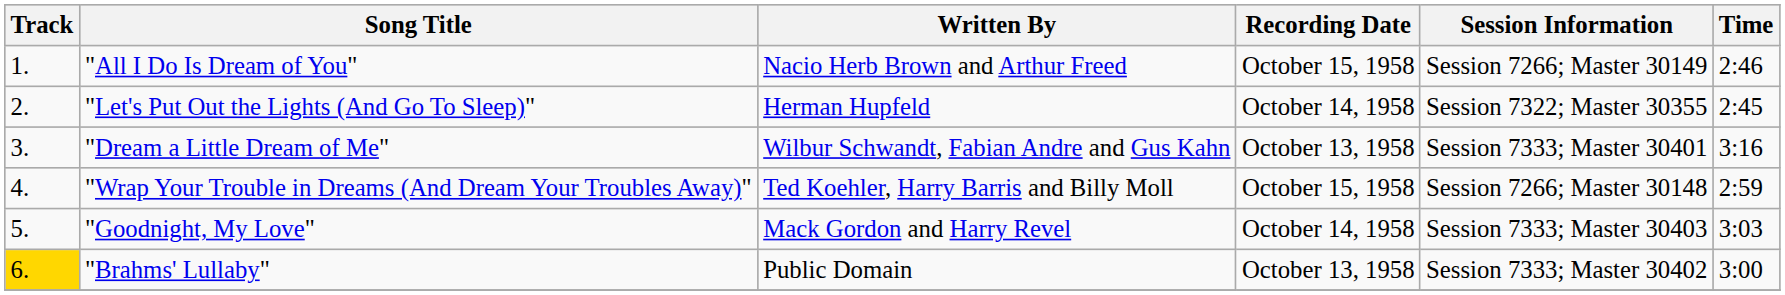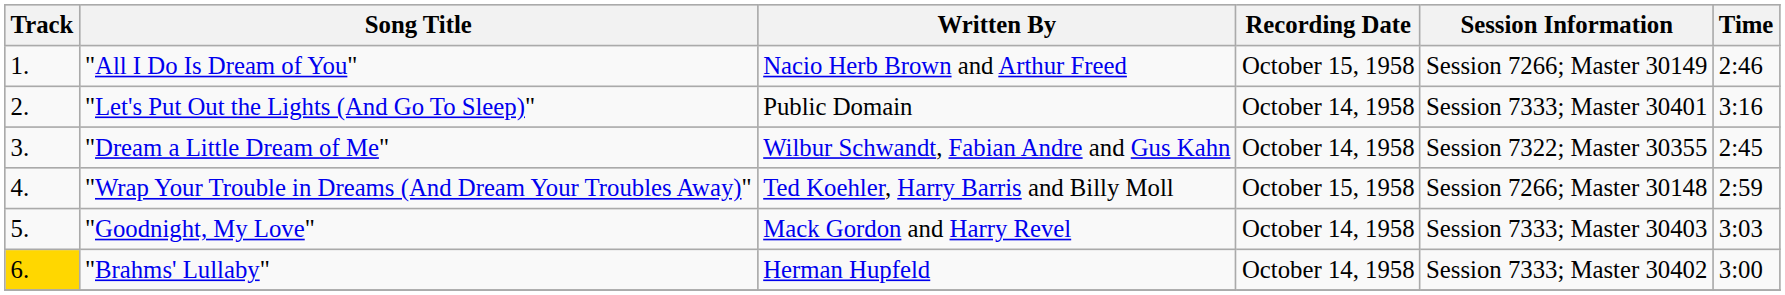(847, 106) Herman Hupfeld -> (838, 106) Public Domain
(1567, 106) Session 7322; Master 30355 -> (1567, 106) Session 7333; Master 30401
(1741, 106) 2:45 -> (1741, 106) 3:16
(1328, 147) October 13, 1958 -> (1328, 147) October 14, 1958
(1567, 147) Session 7333; Master 30401 -> (1567, 147) Session 7322; Master 30355
(1741, 147) 3:16 -> (1741, 147) 2:45
(838, 270) Public Domain -> (847, 270) Herman Hupfeld
(1328, 270) October 13, 1958 -> (1328, 270) October 14, 1958
